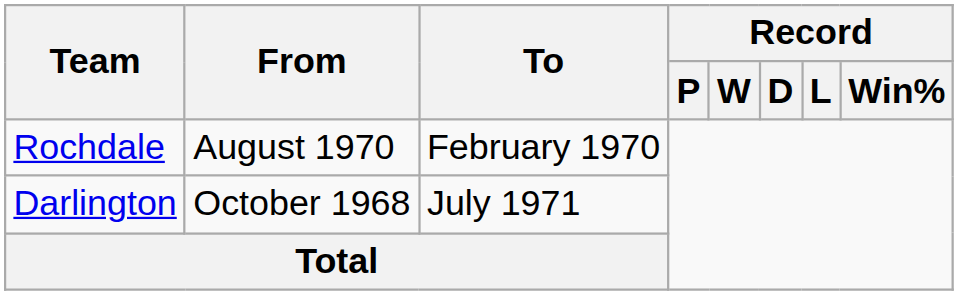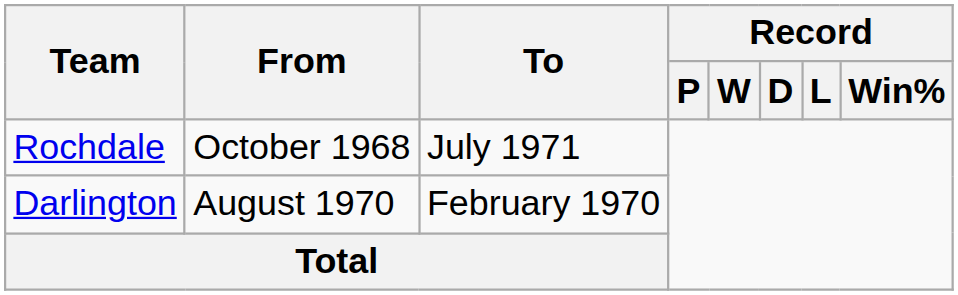(294, 146) August 1970 -> (302, 146) October 1968
(544, 146) February 1970 -> (504, 146) July 1971
(302, 203) October 1968 -> (294, 203) August 1970
(504, 203) July 1971 -> (544, 203) February 1970
